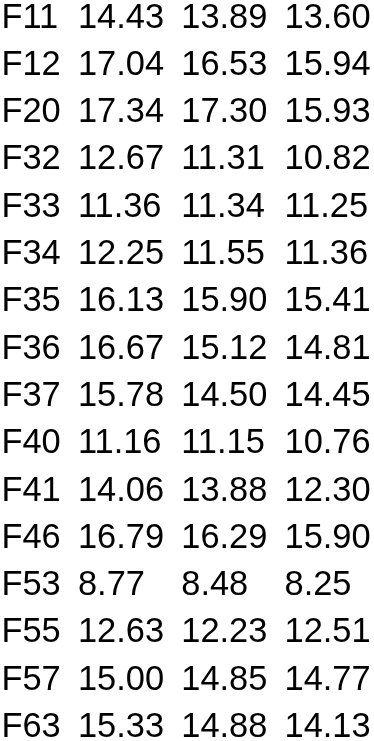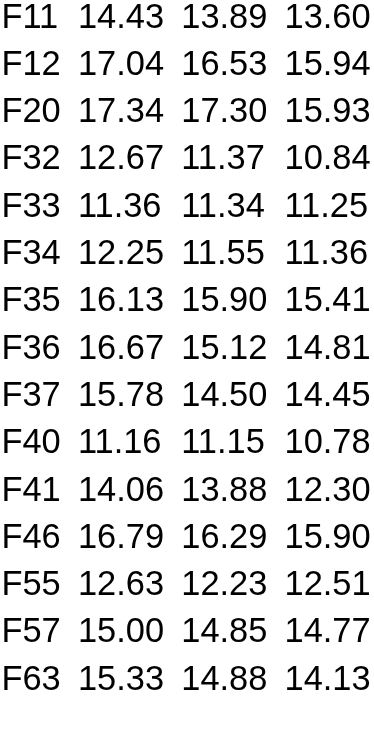(223, 158) 11.31 -> (223, 158) 11.37
(328, 158) 10.82 -> (328, 158) 10.84
(328, 441) 10.76 -> (328, 441) 10.78
- row: (31, 583)
